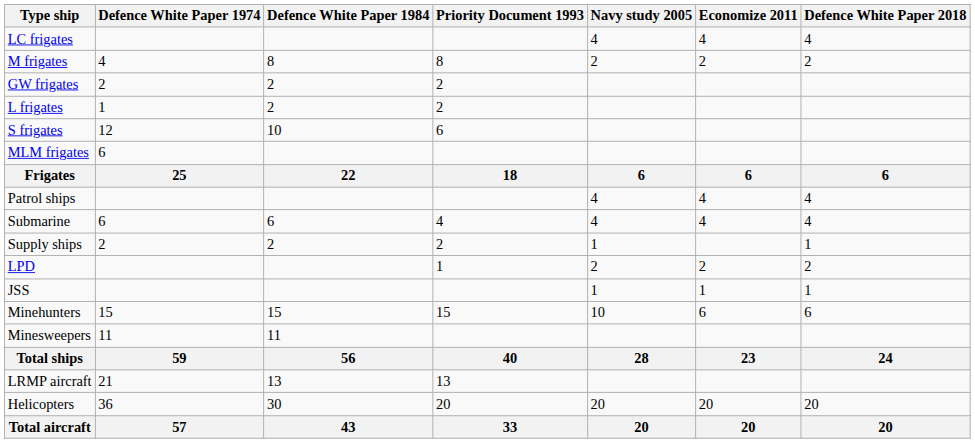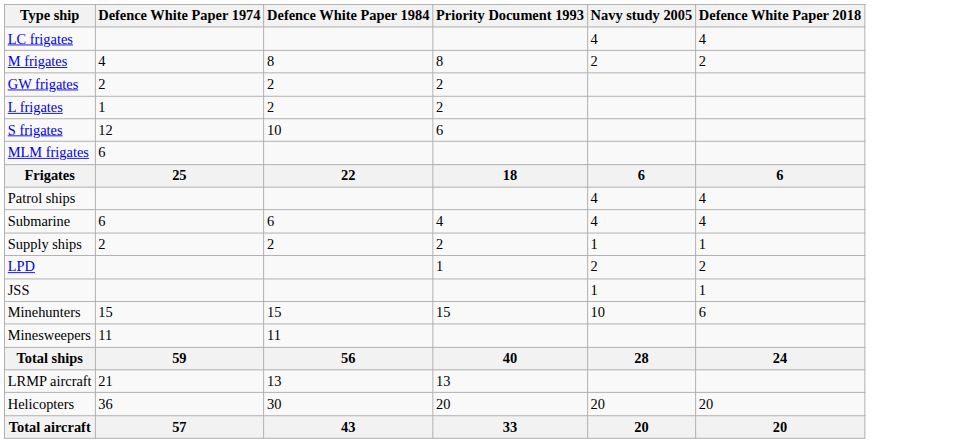- column: (748, 15)
